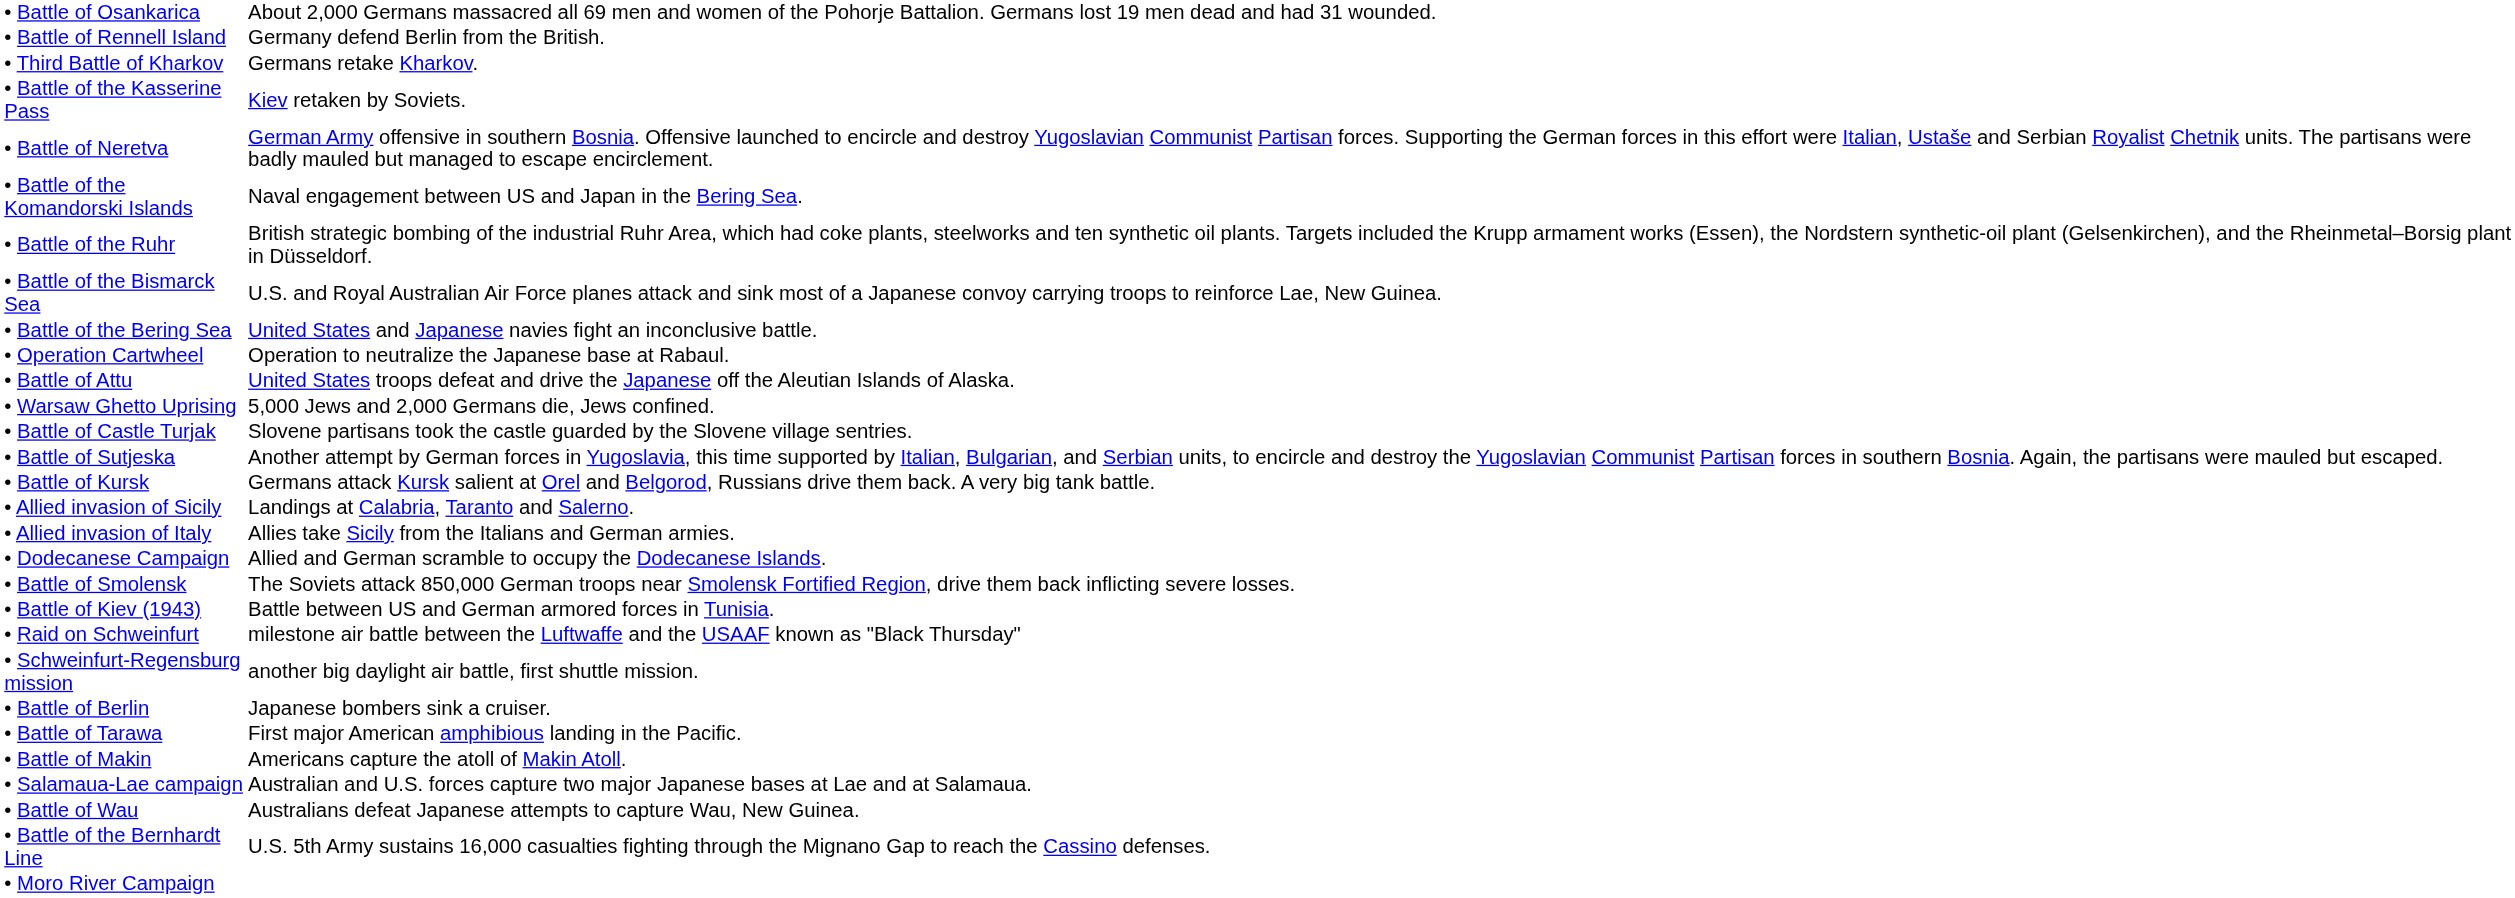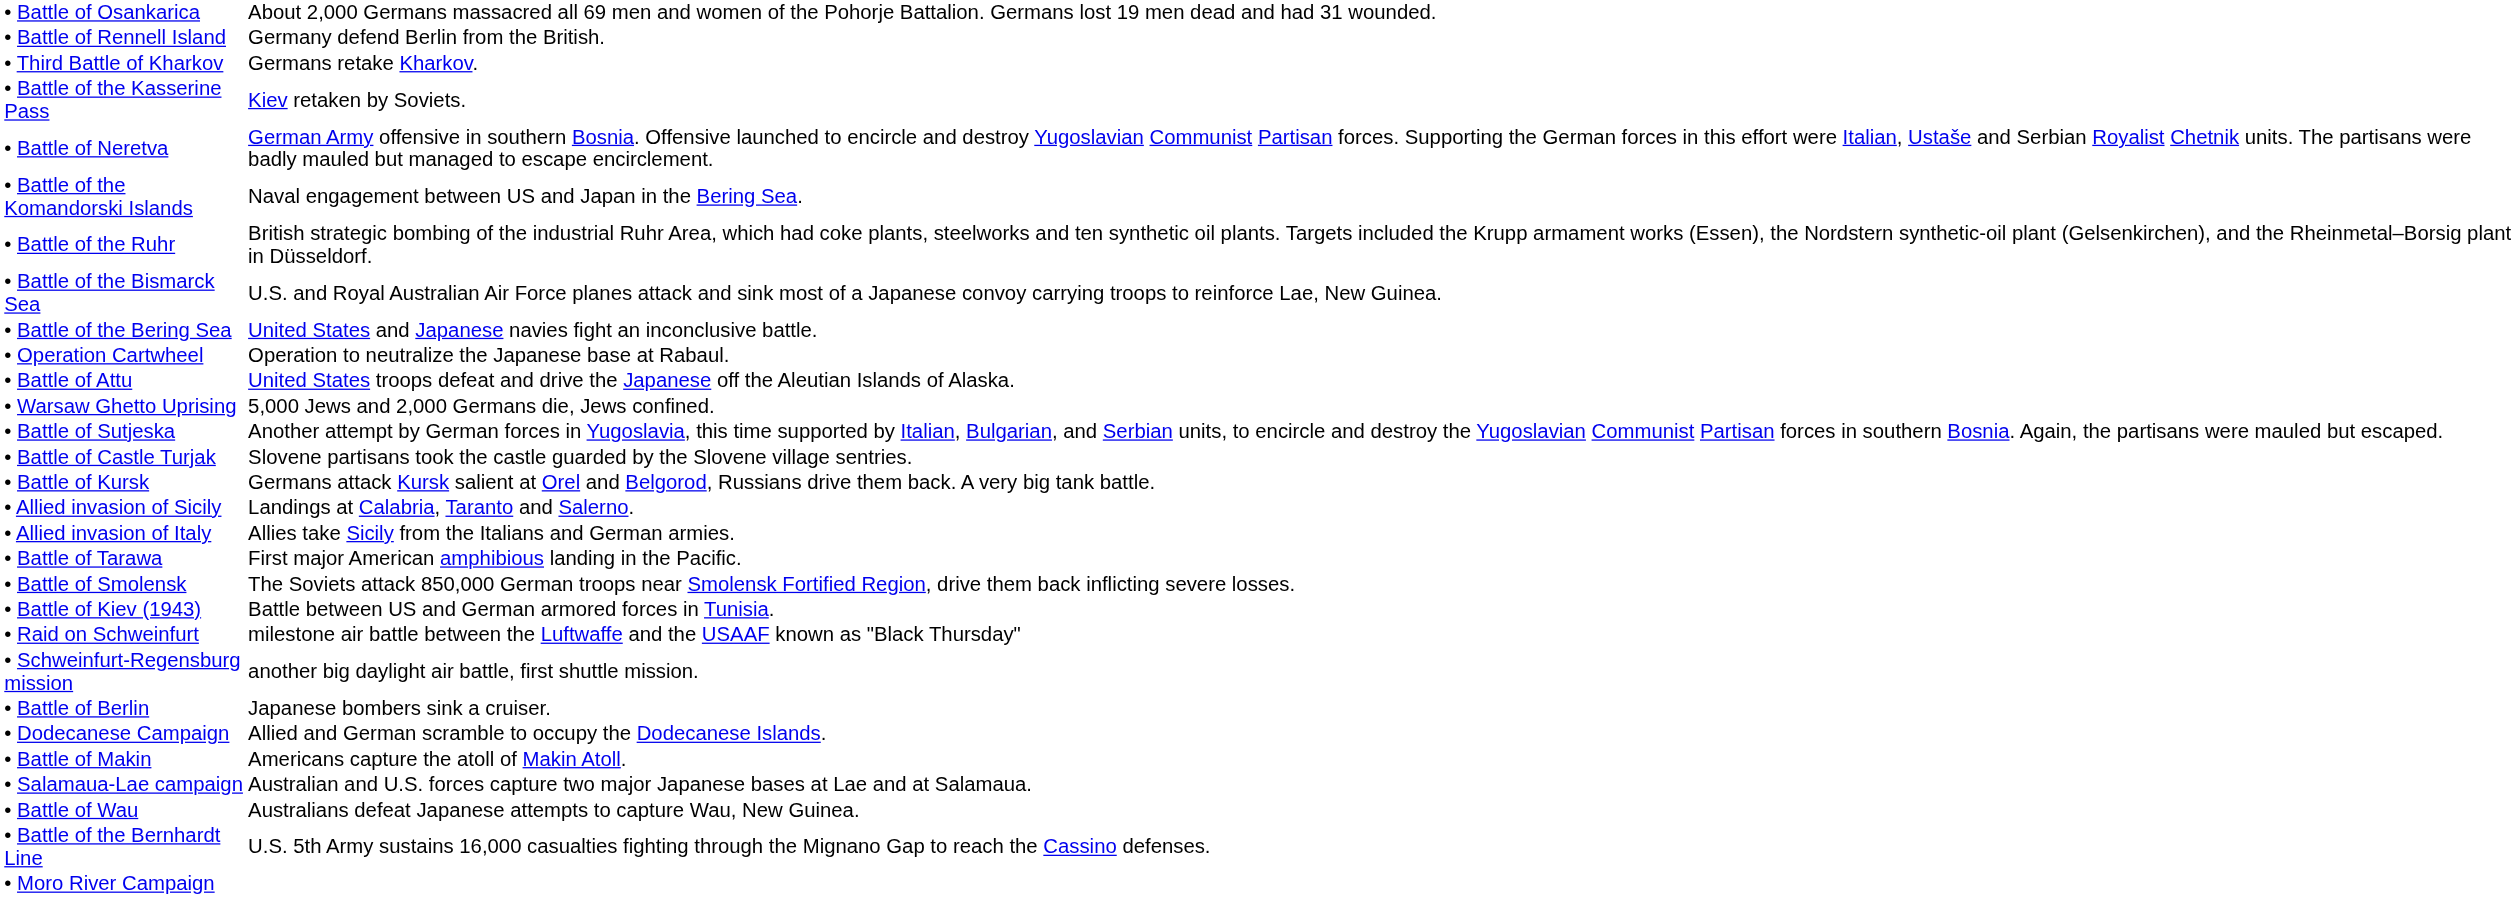rows swapped: (90, 457) <-> (110, 431)
rows swapped: (117, 558) <-> (83, 733)
